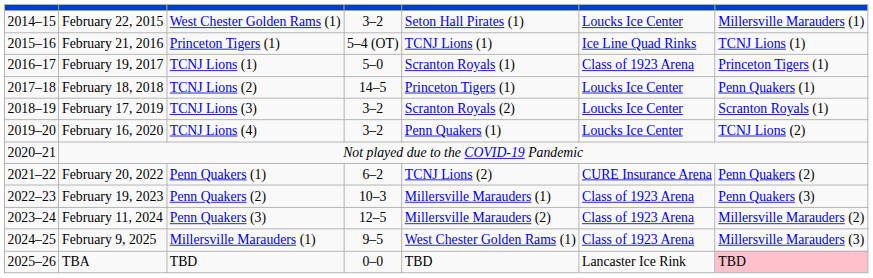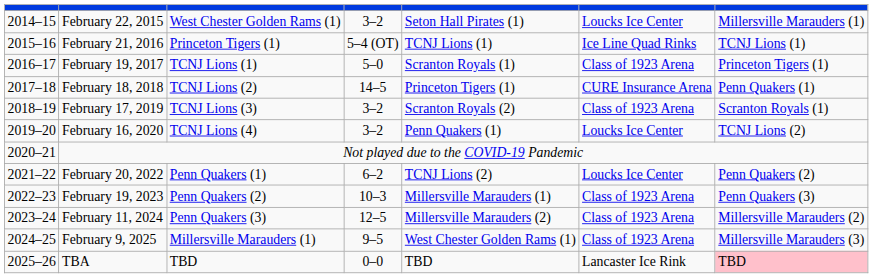(632, 87) Loucks Ice Center -> (647, 87) CURE Insurance Arena
(632, 109) Loucks Ice Center -> (638, 109) Class of 1923 Arena
(647, 174) CURE Insurance Arena -> (632, 174) Loucks Ice Center
